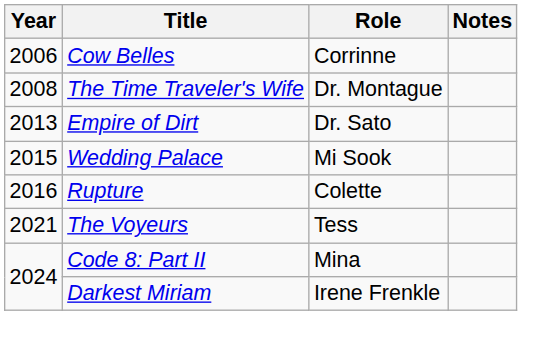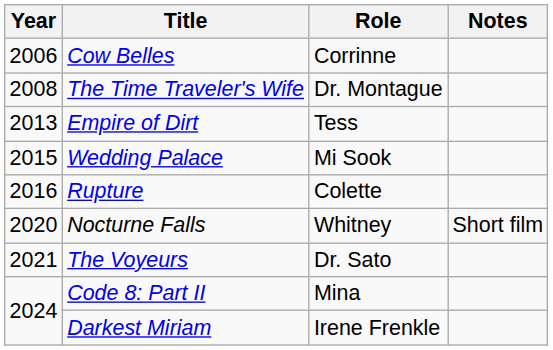(353, 123) Dr. Sato -> (336, 123) Tess
+ row: (136, 225)
(336, 225) Tess -> (353, 259) Dr. Sato
